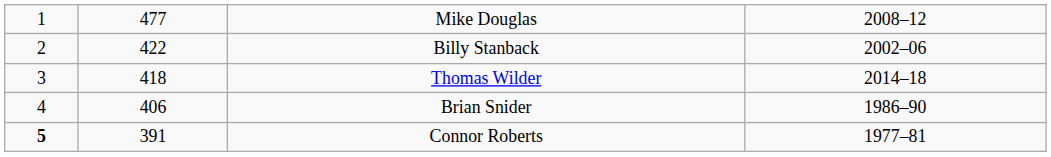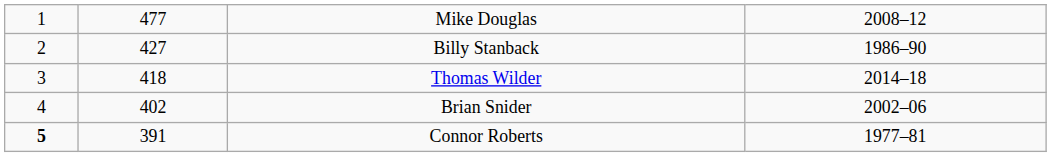(153, 48) 422 -> (153, 48) 427
(895, 48) 2002–06 -> (895, 48) 1986–90
(153, 106) 406 -> (153, 106) 402
(895, 106) 1986–90 -> (895, 106) 2002–06
